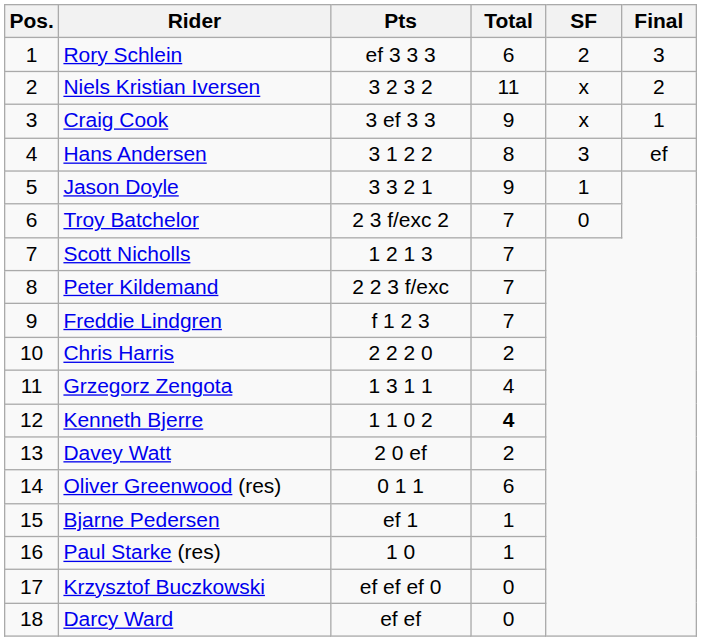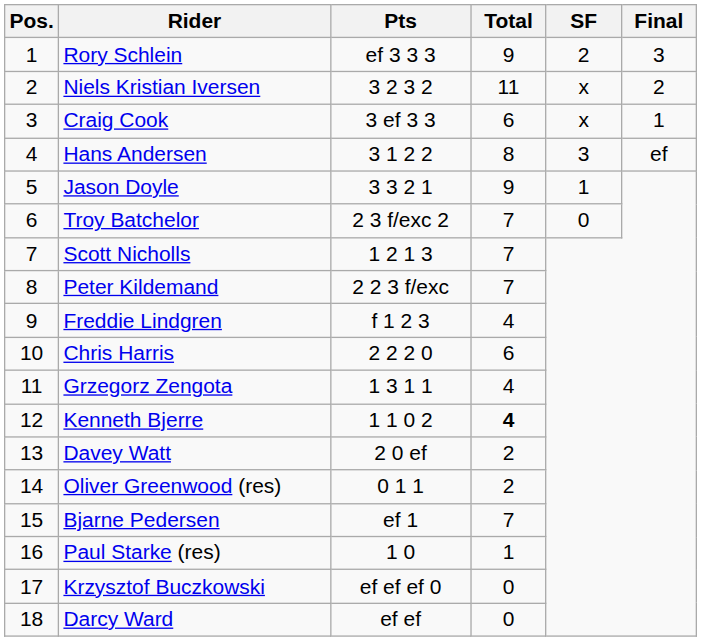(508, 54) 6 -> (508, 54) 9
(508, 120) 9 -> (508, 120) 6
(508, 320) 7 -> (508, 320) 4
(508, 353) 2 -> (508, 353) 6
(508, 486) 6 -> (508, 486) 2
(508, 519) 1 -> (508, 519) 7
